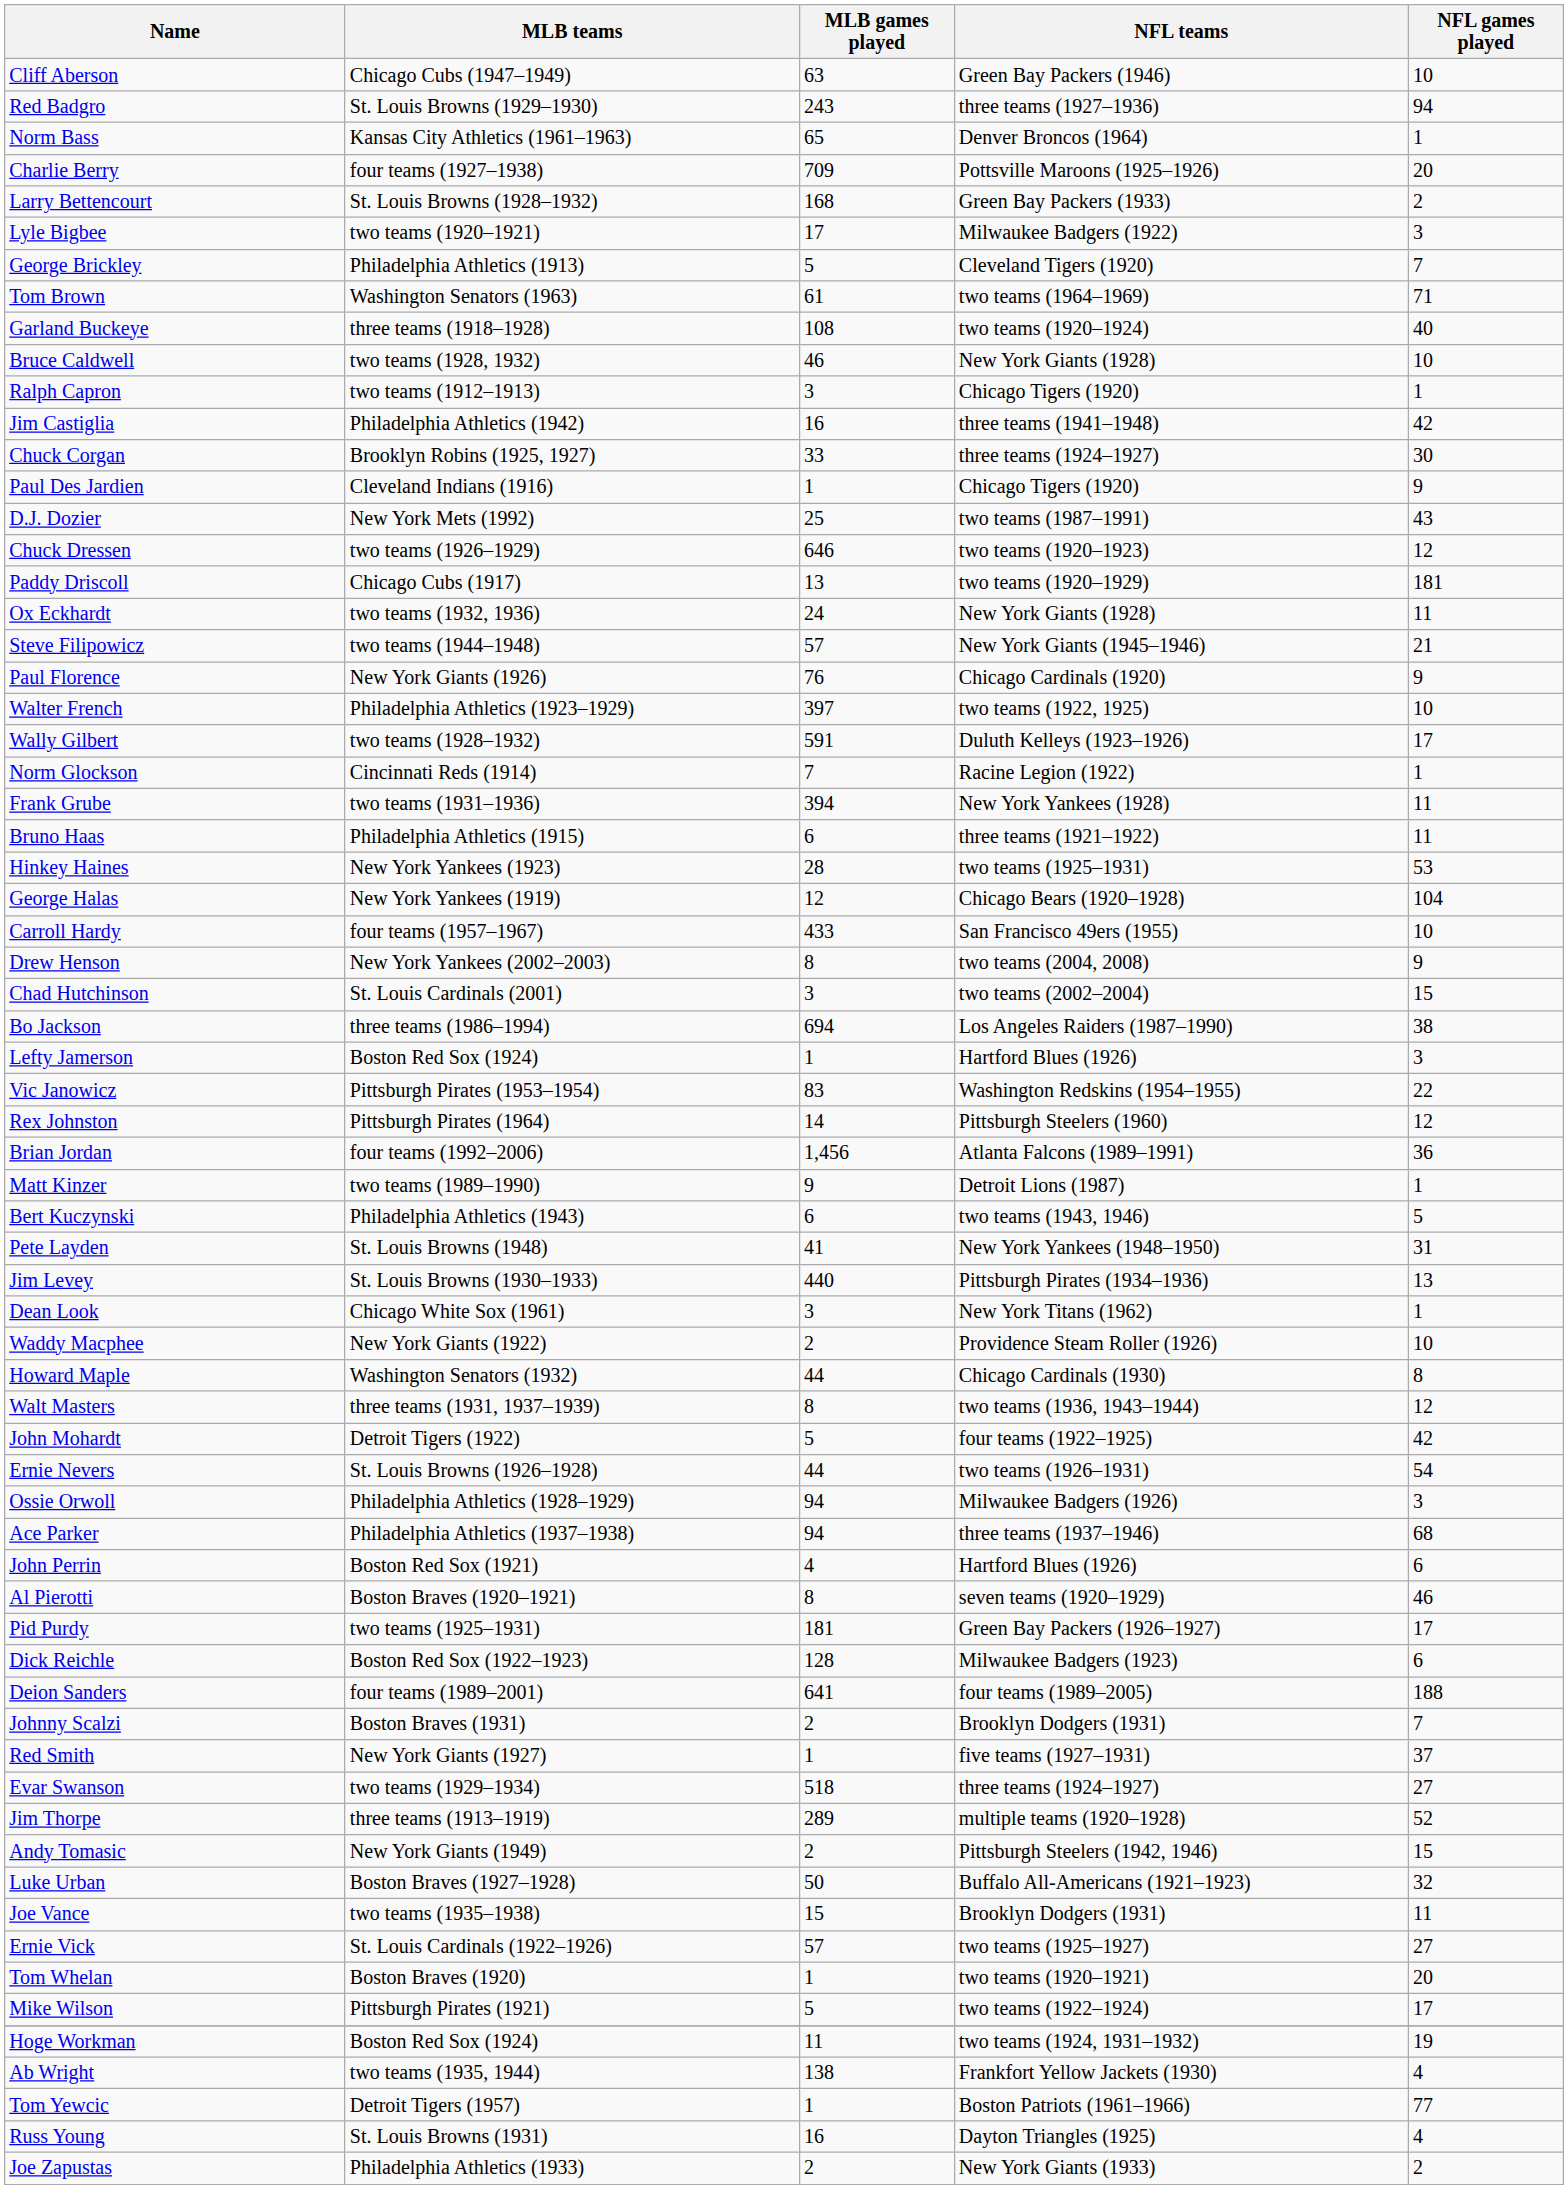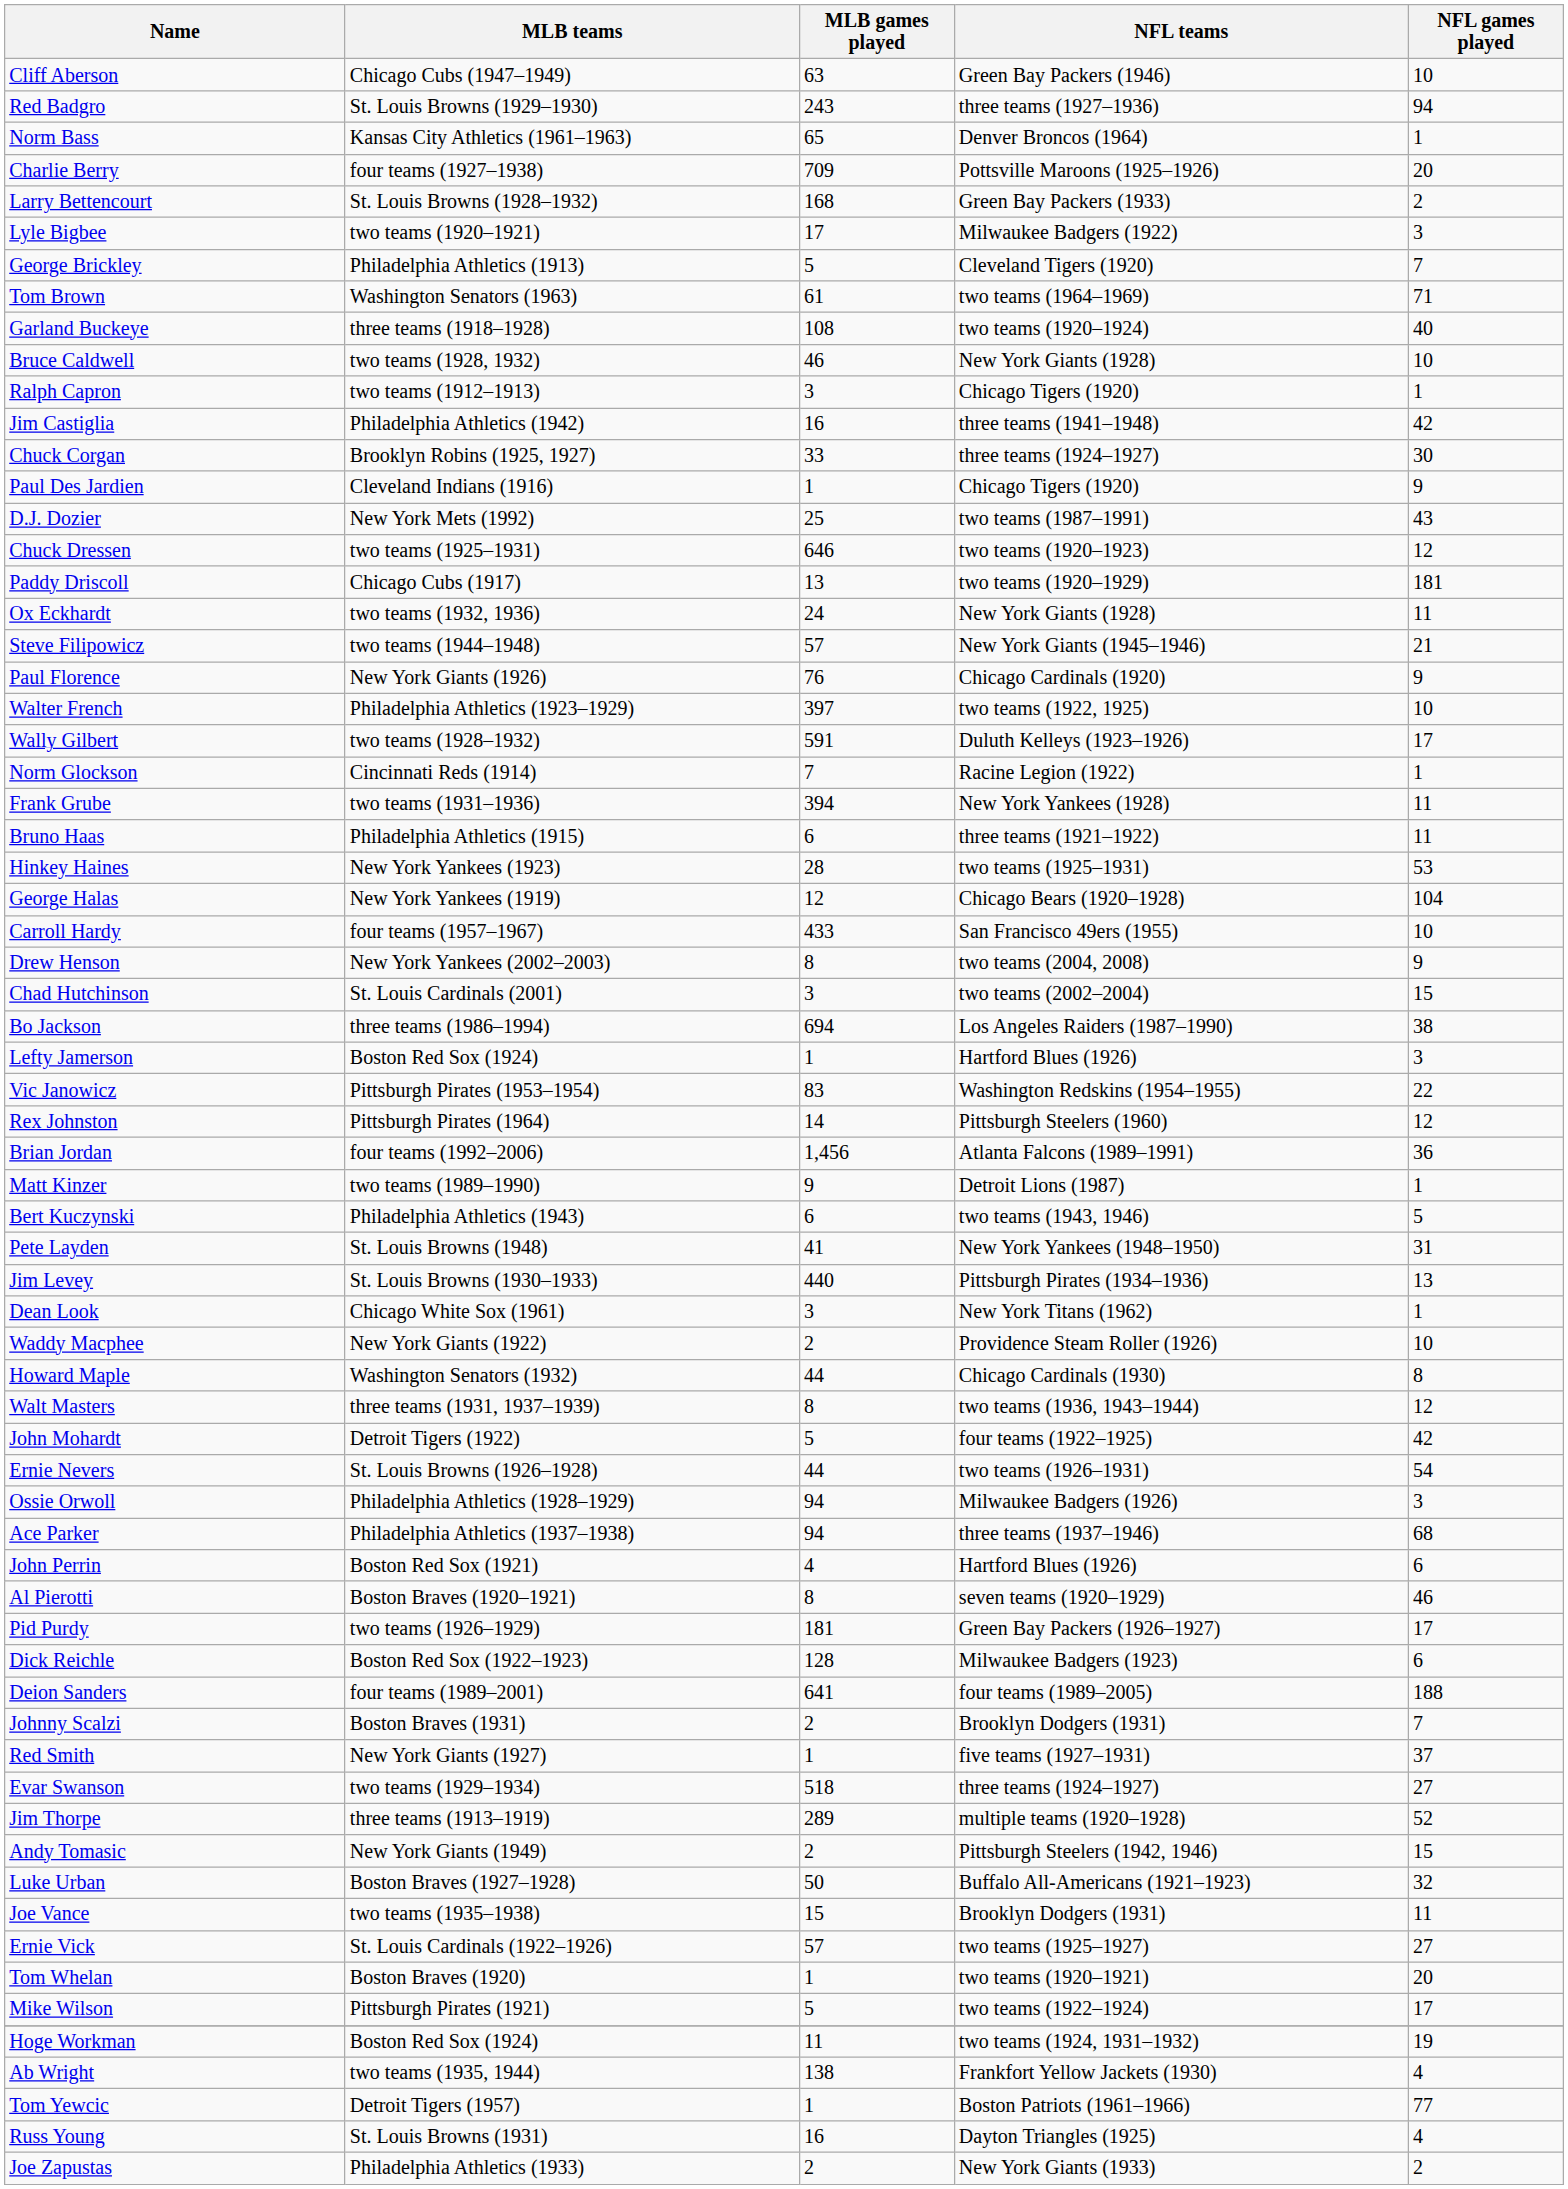(445, 550) two teams (1926–1929) -> (445, 550) two teams (1925–1931)
(445, 1628) two teams (1925–1931) -> (445, 1628) two teams (1926–1929)
